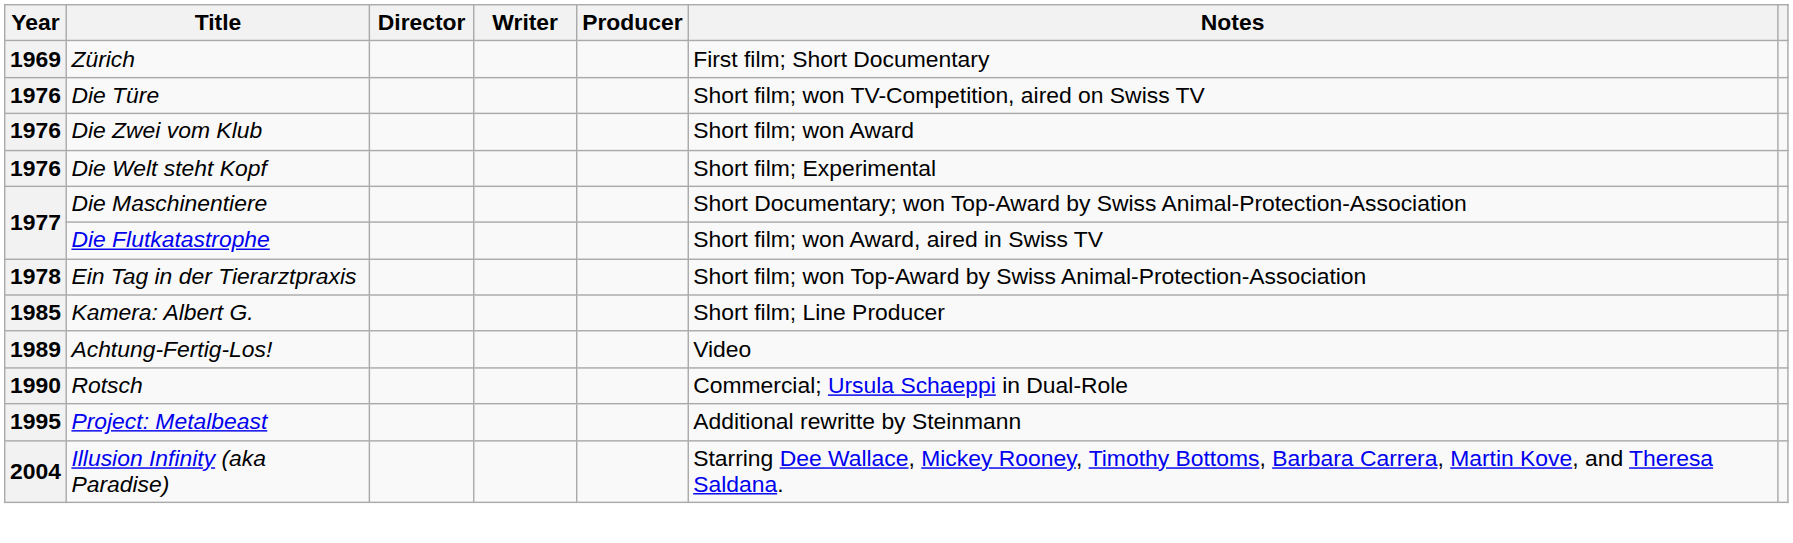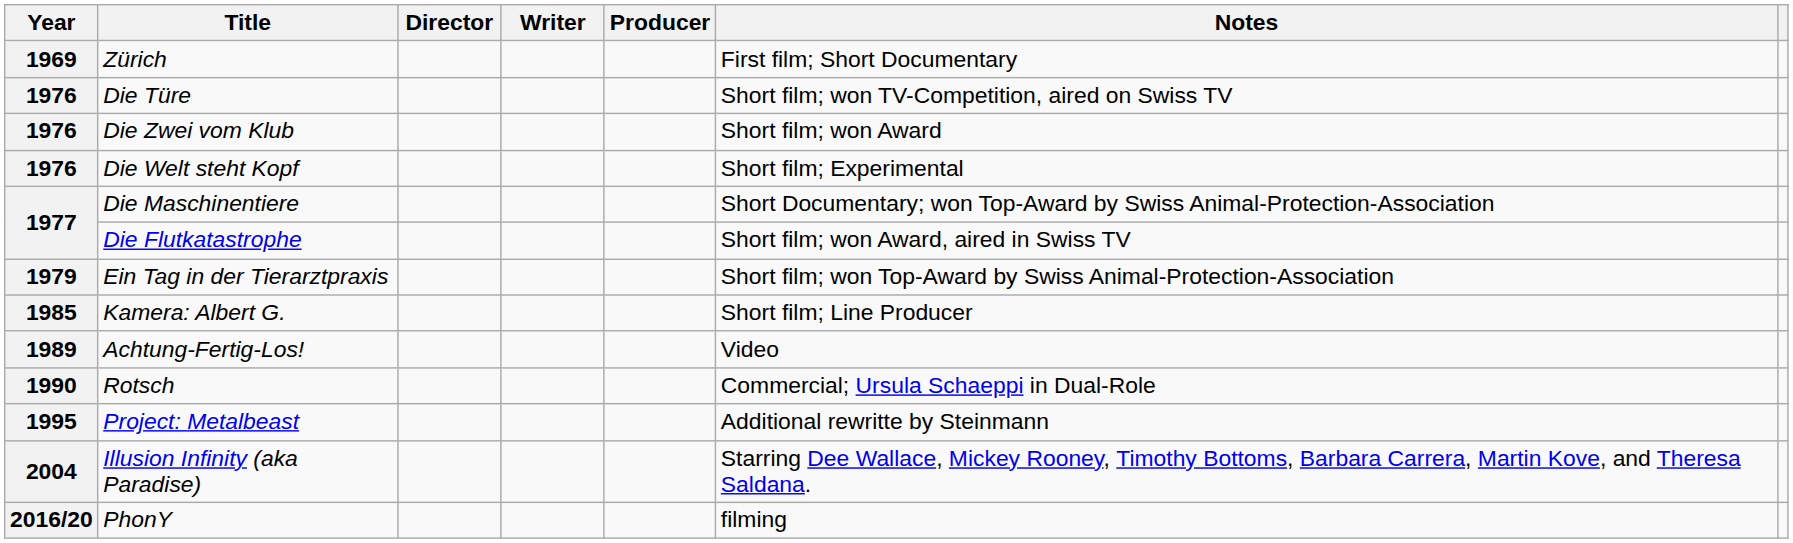(35, 276) 1978 -> (51, 276) 1979
+ row: (138, 520)
